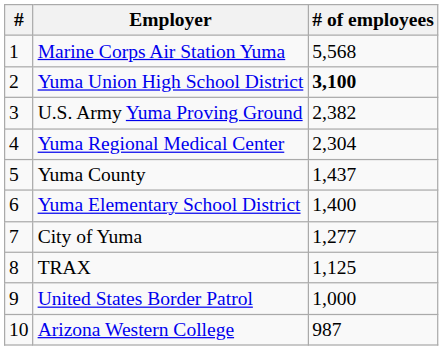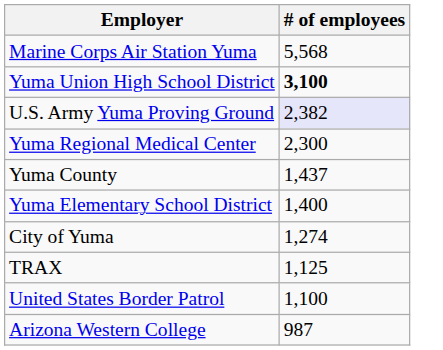- column: (19, 19)
(334, 112) no background -> (306, 112) lavender background
(334, 143) 2,304 -> (306, 143) 2,300
(334, 236) 1,277 -> (306, 236) 1,274
(334, 298) 1,000 -> (306, 298) 1,100
